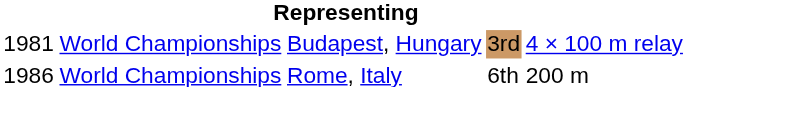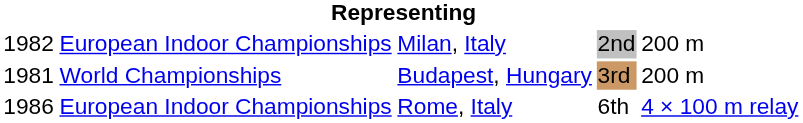+ row: (452, 44)
(604, 44) 4 × 100 m relay -> (673, 75) 200 m
(170, 75) World Championships -> (226, 106) European Indoor Championships
(557, 75) 200 m -> (720, 106) 4 × 100 m relay
